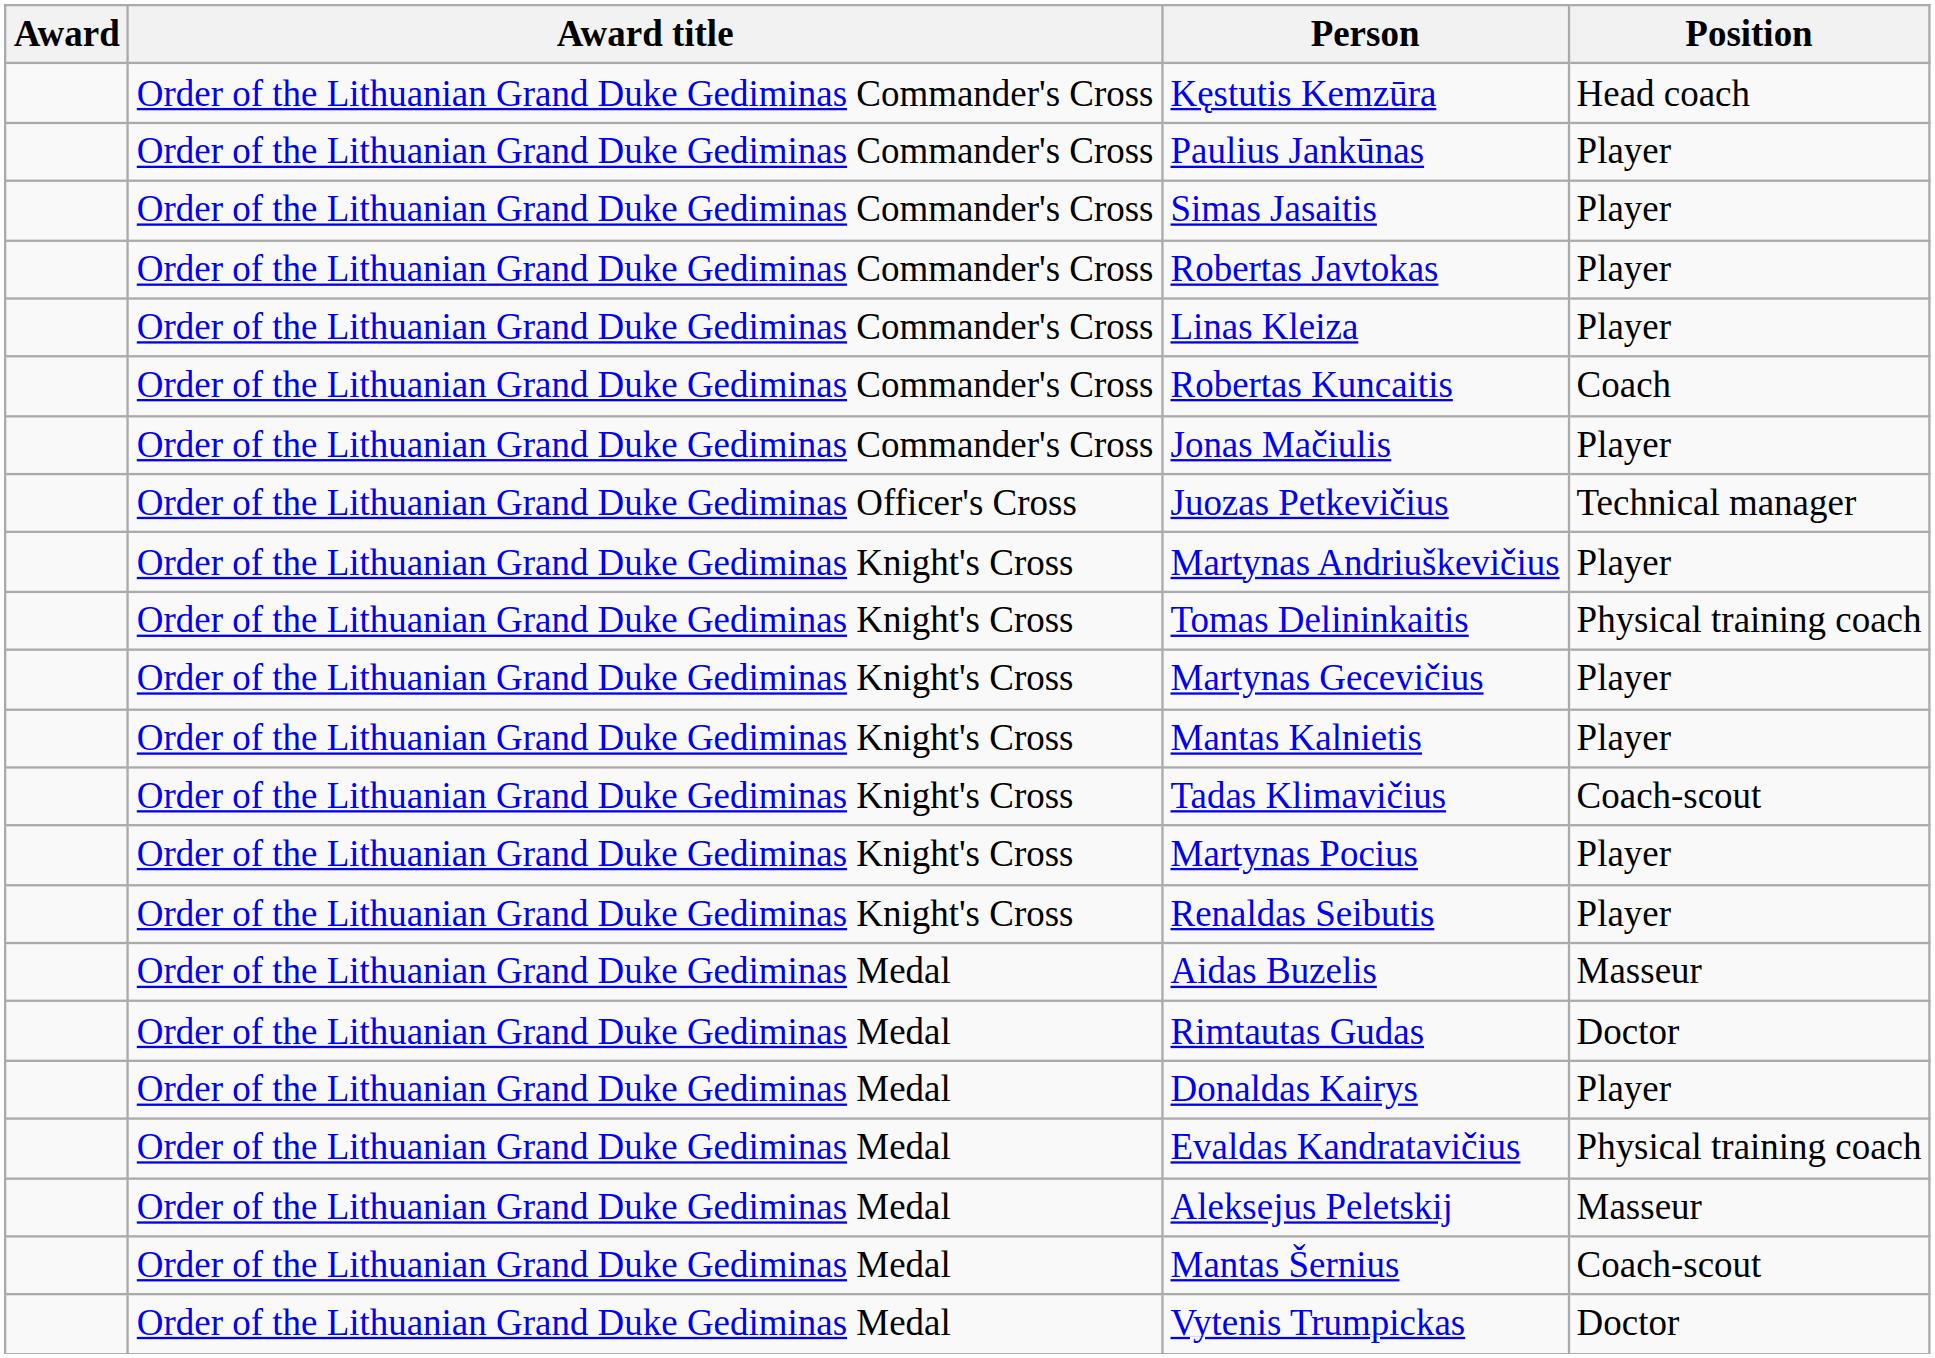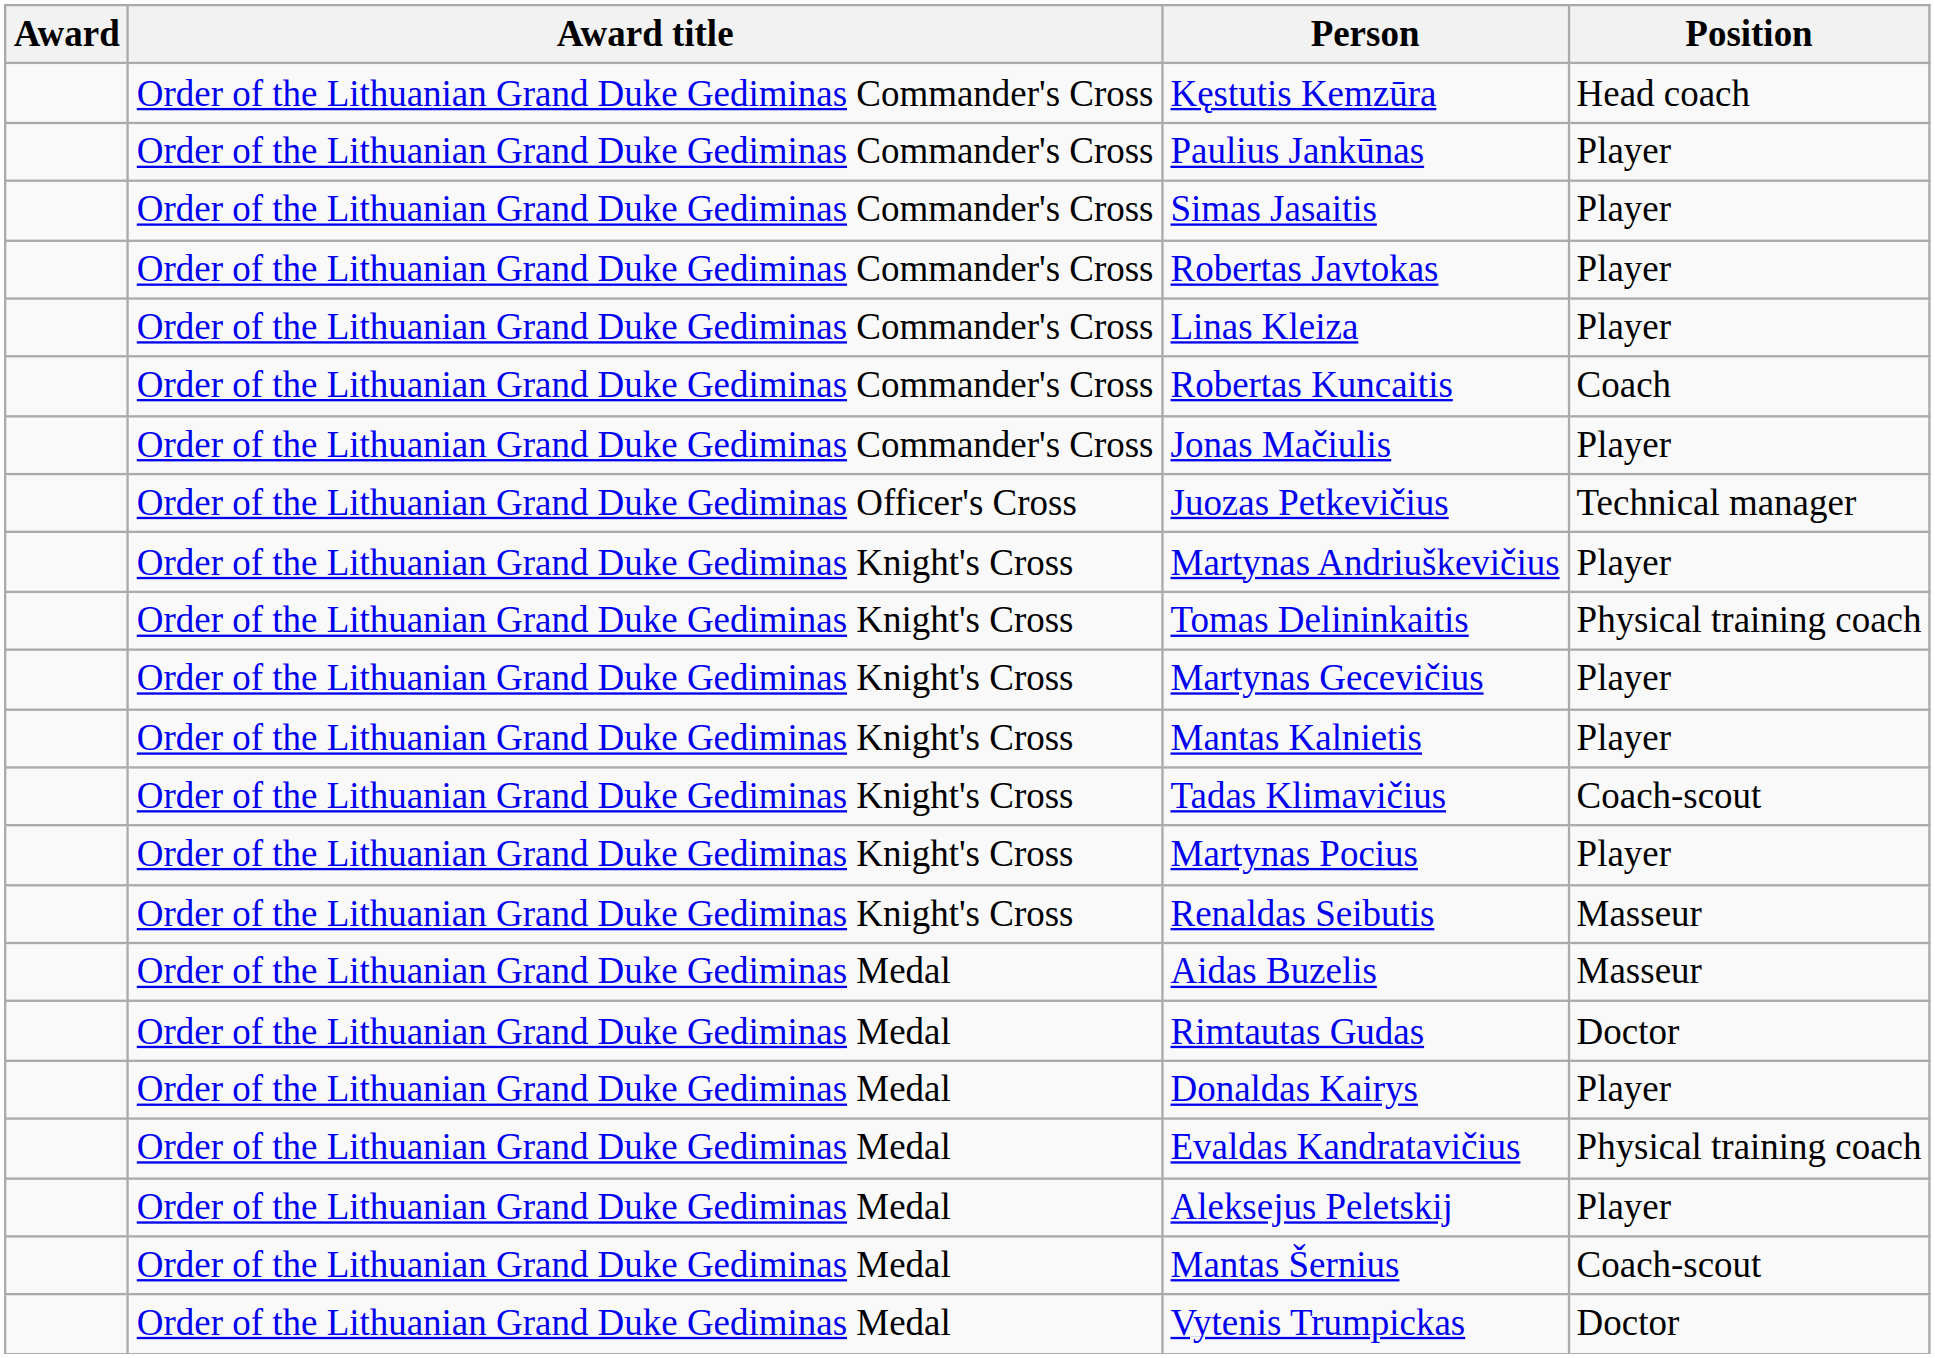(1624, 913) Player -> (1639, 913) Masseur
(1639, 1206) Masseur -> (1624, 1206) Player
